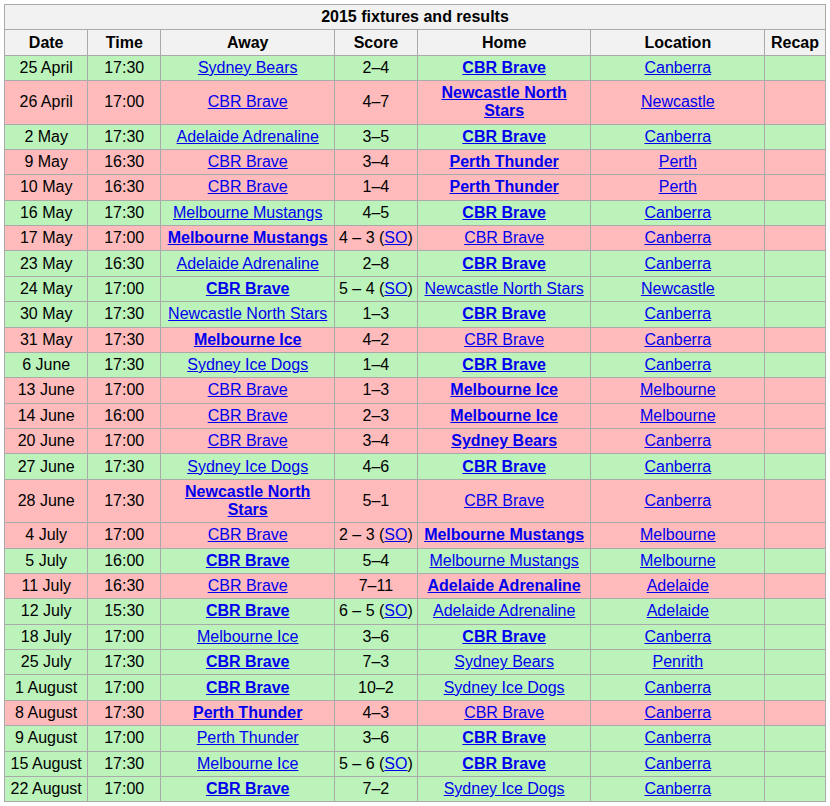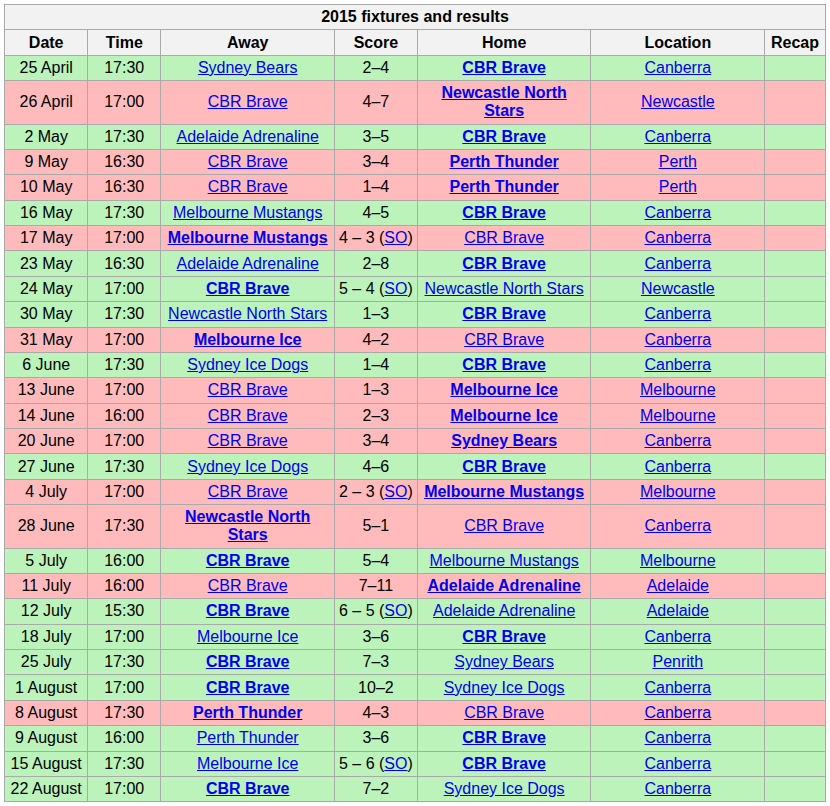(124, 339) 17:30 -> (124, 339) 17:00
rows swapped: (46, 500) <-> (46, 535)
(124, 586) 16:30 -> (124, 586) 16:00
(124, 738) 17:00 -> (124, 738) 16:00
